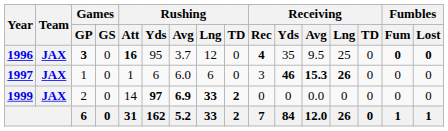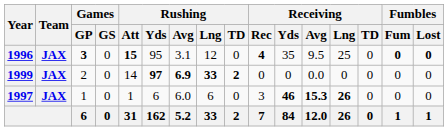(130, 55) 16 -> (130, 55) 15
(183, 55) 3.7 -> (183, 55) 3.1
rows swapped: (20, 75) <-> (20, 95)
